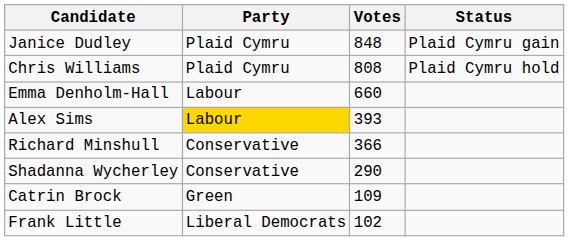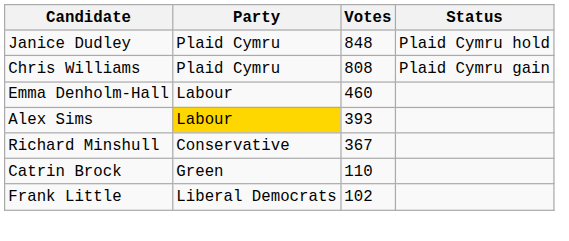(484, 43) Plaid Cymru gain -> (474, 43) Plaid Cymru hold
(484, 69) Plaid Cymru hold -> (474, 69) Plaid Cymru gain
(368, 94) 660 -> (358, 94) 460
(368, 146) 366 -> (358, 146) 367
- row: (93, 171)
(368, 197) 109 -> (358, 171) 110
